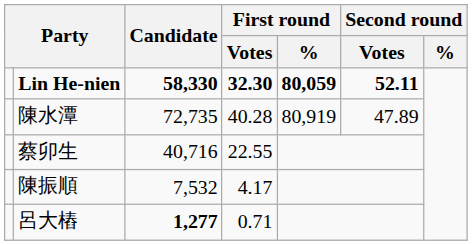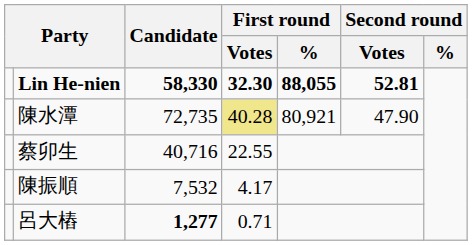(309, 83) 80,059 -> (309, 83) 88,055
(397, 83) 52.11 -> (396, 83) 52.81
(250, 116) no background -> (250, 116) khaki background
(309, 116) 80,919 -> (309, 116) 80,921
(396, 116) 47.89 -> (396, 116) 47.90
